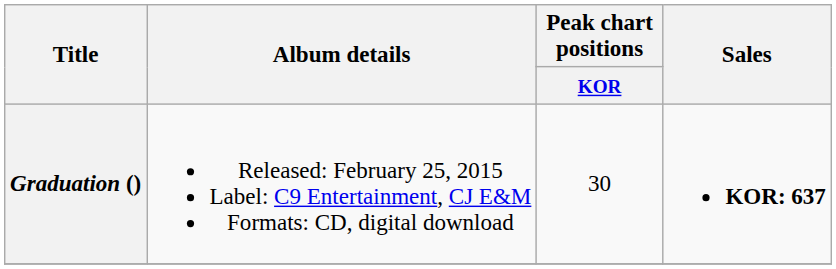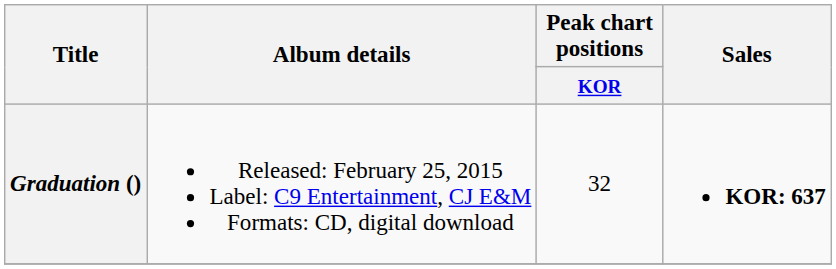(600, 183) 30 -> (600, 183) 32
